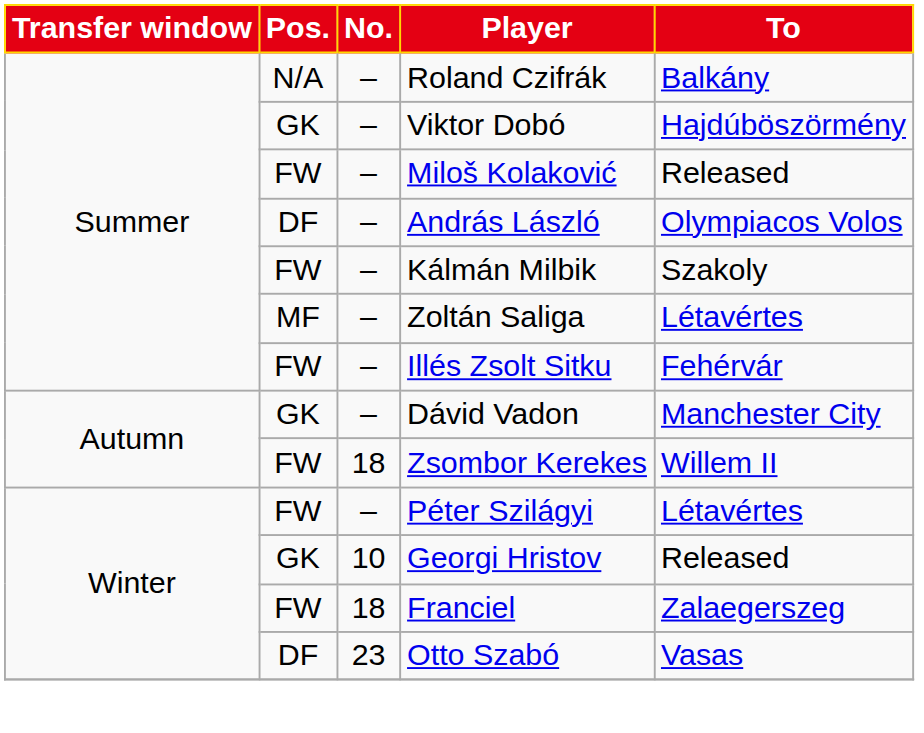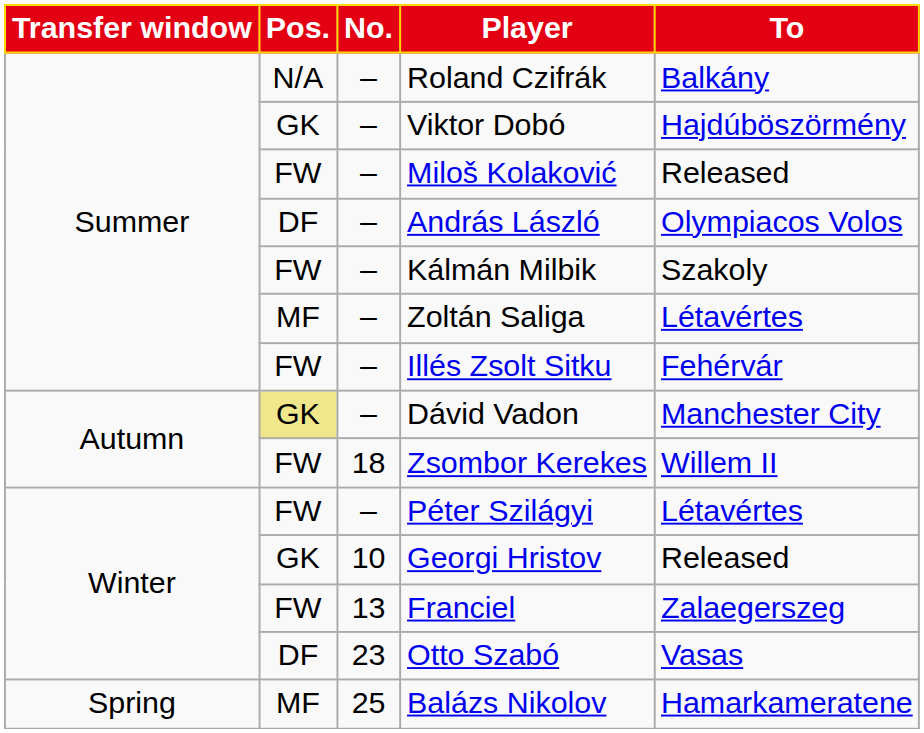(298, 414) no background -> (298, 414) khaki background
(369, 607) 18 -> (369, 607) 13
+ row: (507, 703)
